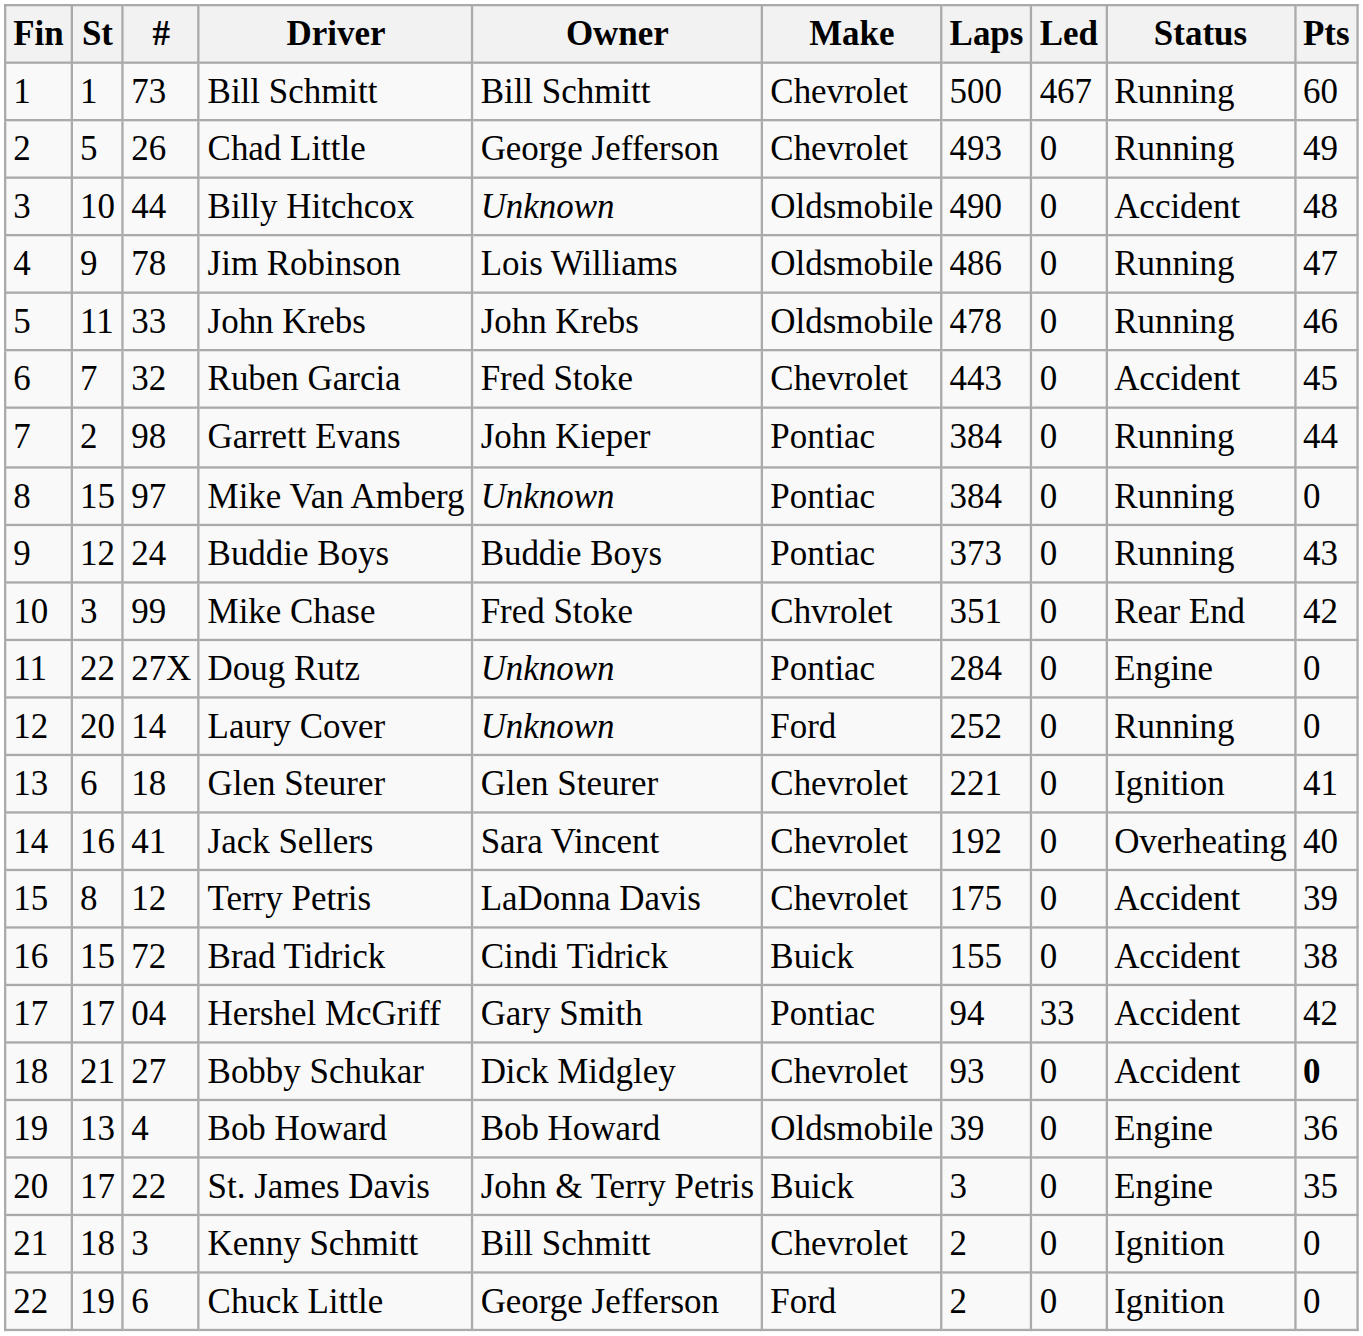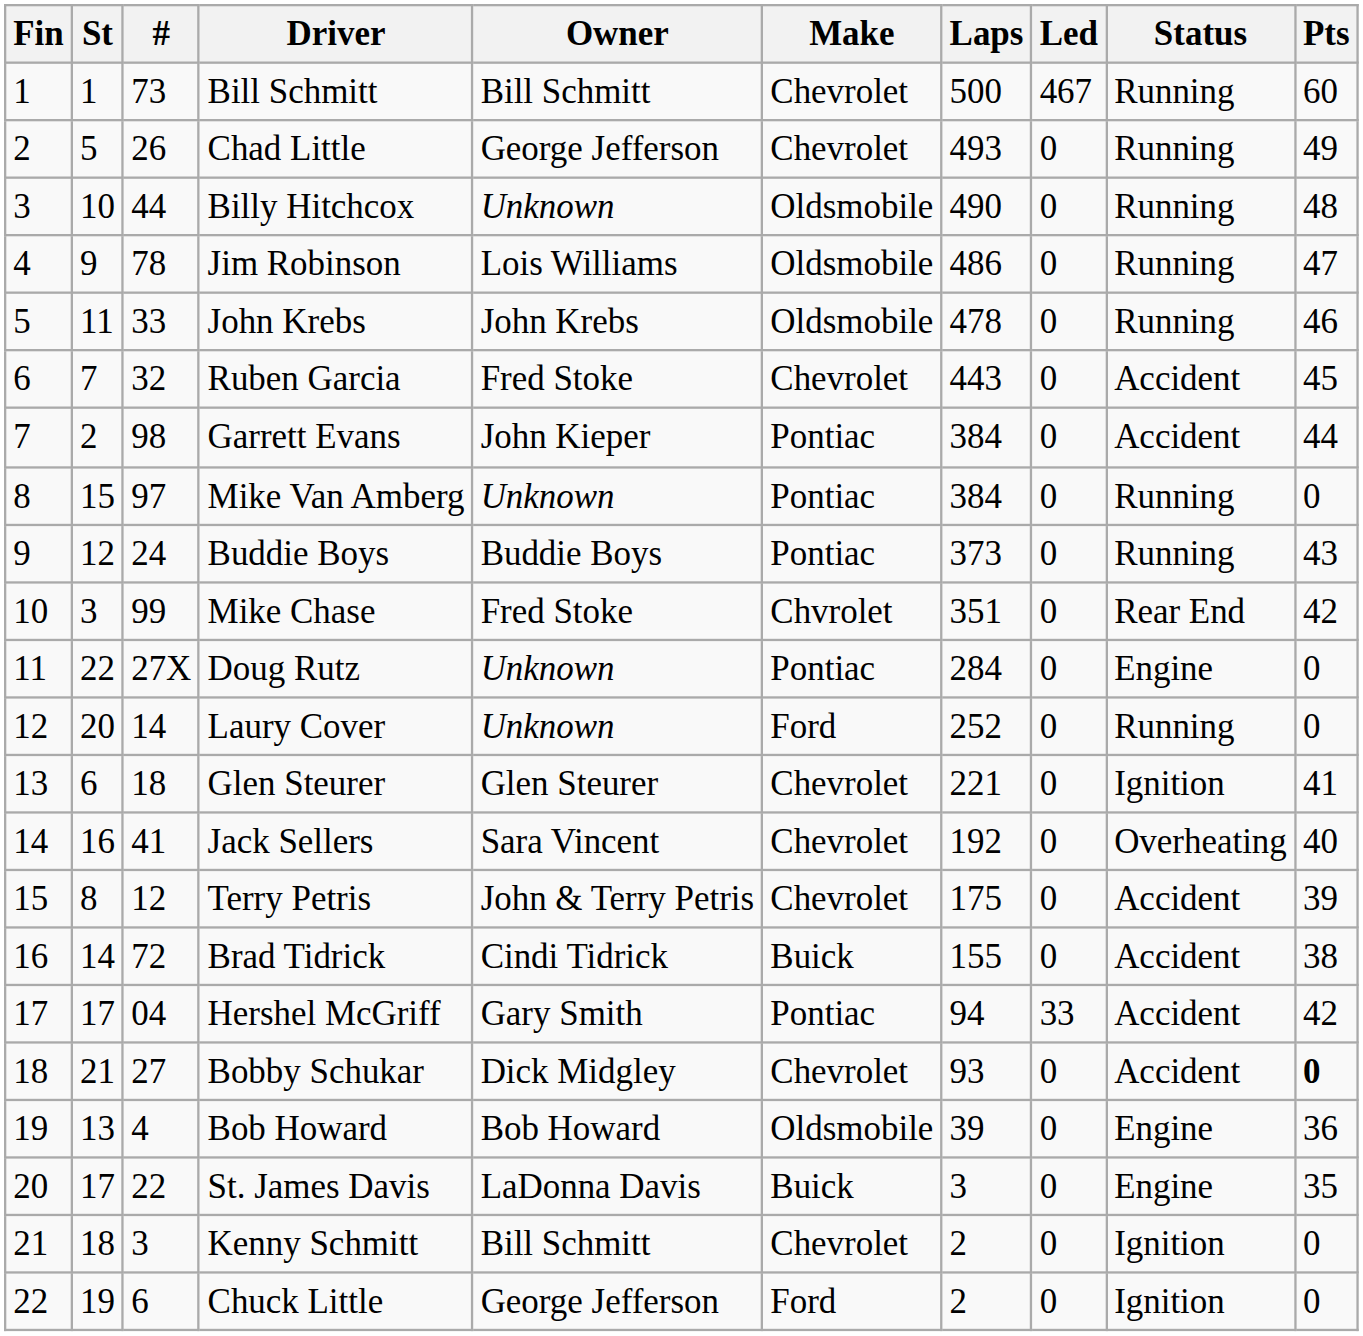(1177, 206) Accident -> (1174, 206) Running
(1174, 437) Running -> (1177, 437) Accident
(591, 898) LaDonna Davis -> (617, 898) John & Terry Petris
(97, 955) 15 -> (97, 955) 14
(617, 1186) John & Terry Petris -> (591, 1186) LaDonna Davis
